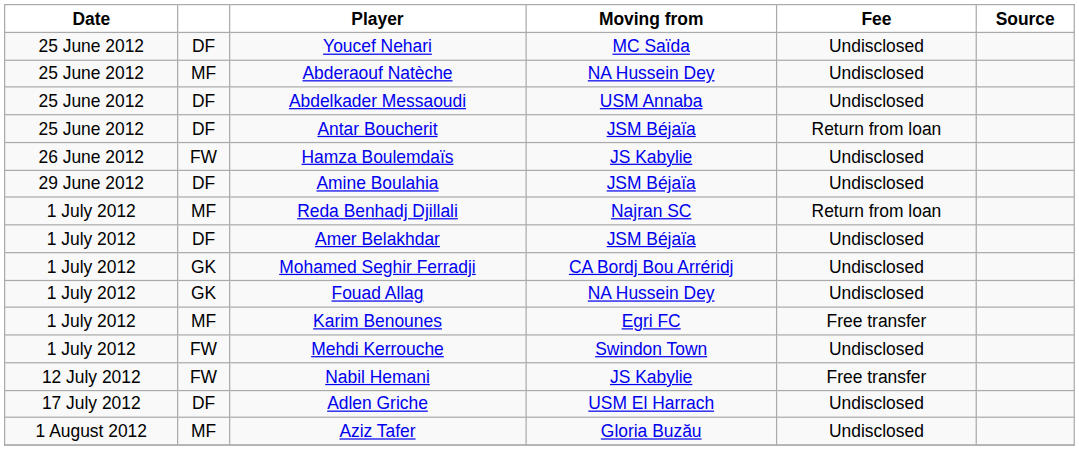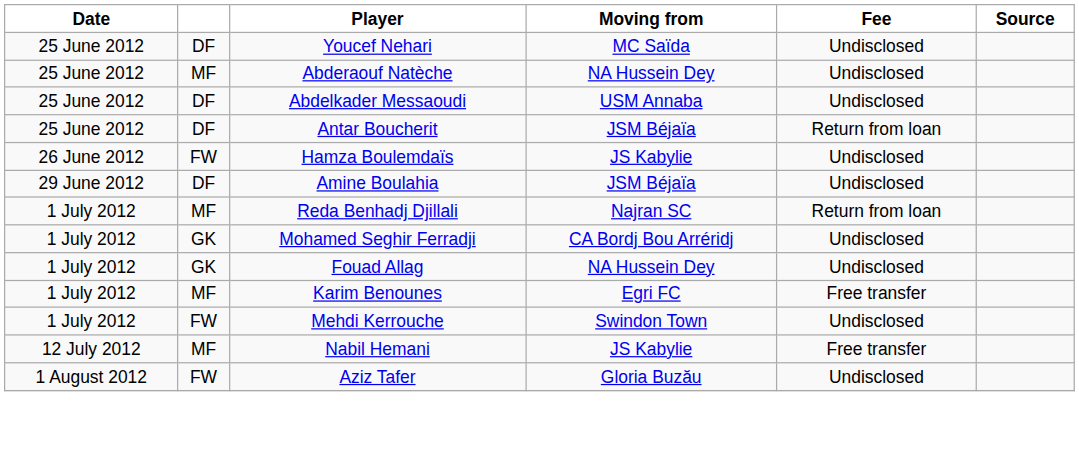- row: (377, 239)
(204, 377) FW -> (204, 349) MF
- row: (378, 404)
(204, 432) MF -> (204, 377) FW
